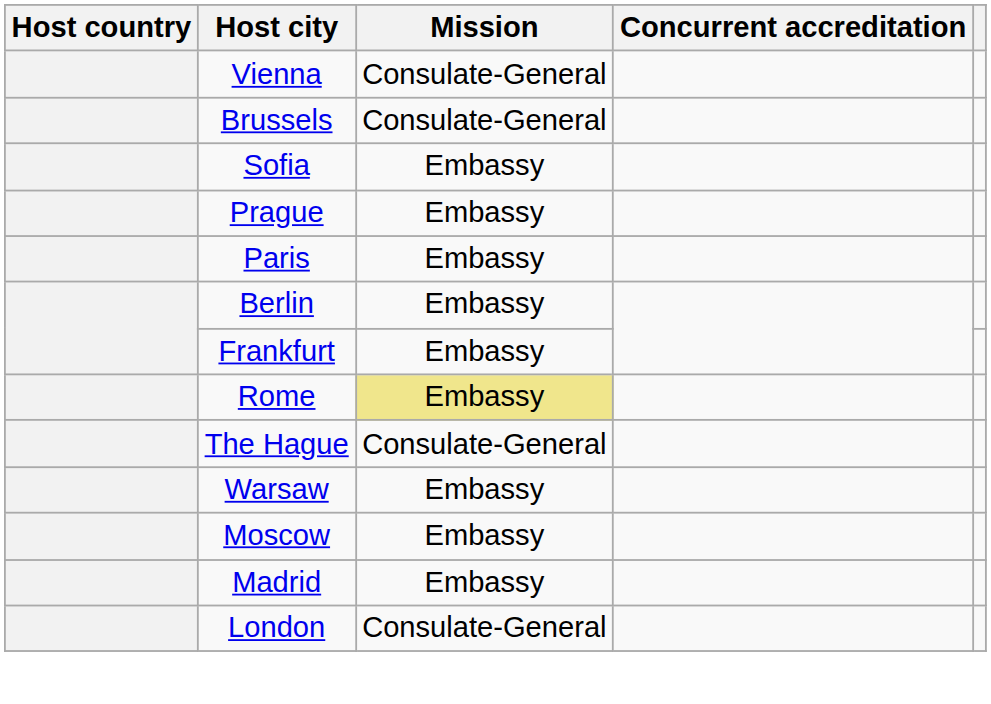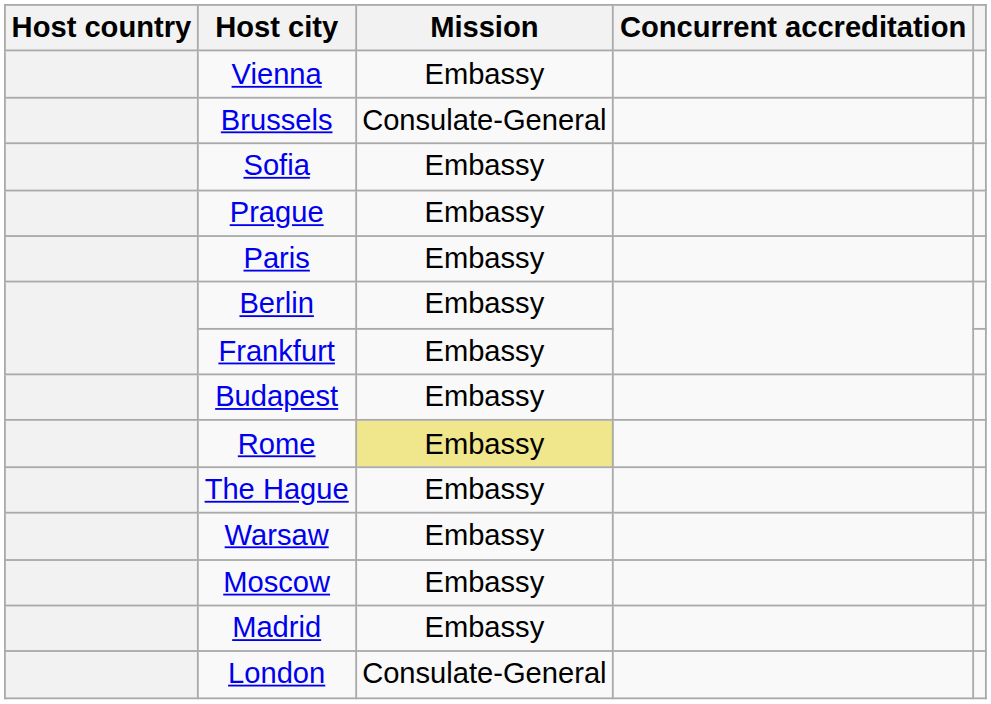(484, 73) Consulate-General -> (484, 73) Embassy
+ row: (277, 397)
(484, 443) Consulate-General -> (484, 489) Embassy
